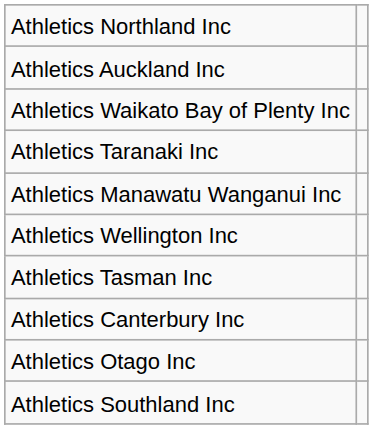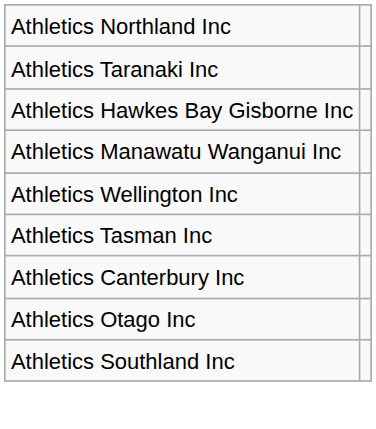- row: (118, 68)
- row: (180, 110)
+ row: (182, 110)
